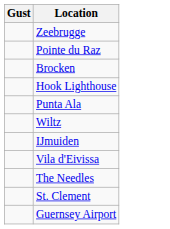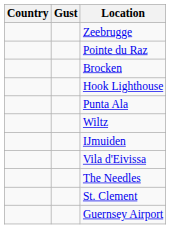+ column: (28, 13)
